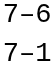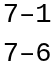rows swapped: (27, 14) <-> (27, 54)
